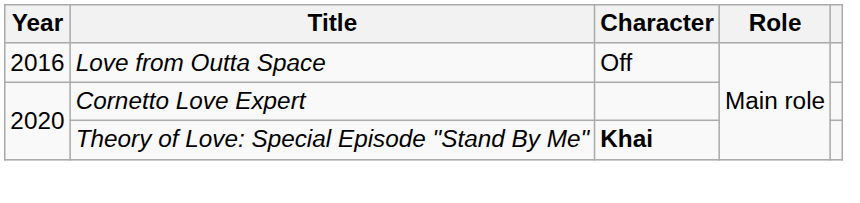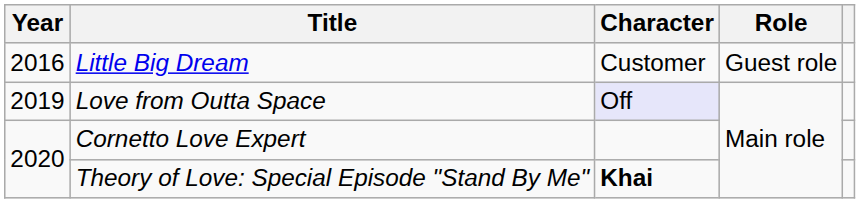+ row: (162, 62)
(37, 62) 2016 -> (37, 100) 2019
(616, 62) no background -> (616, 100) lavender background
